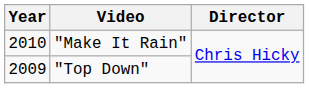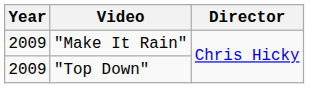(27, 43) 2010 -> (27, 43) 2009
